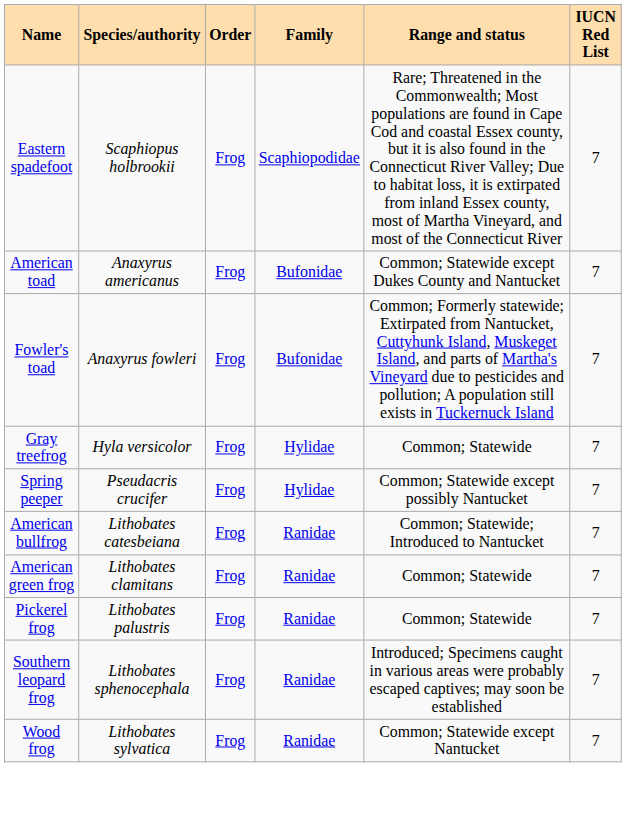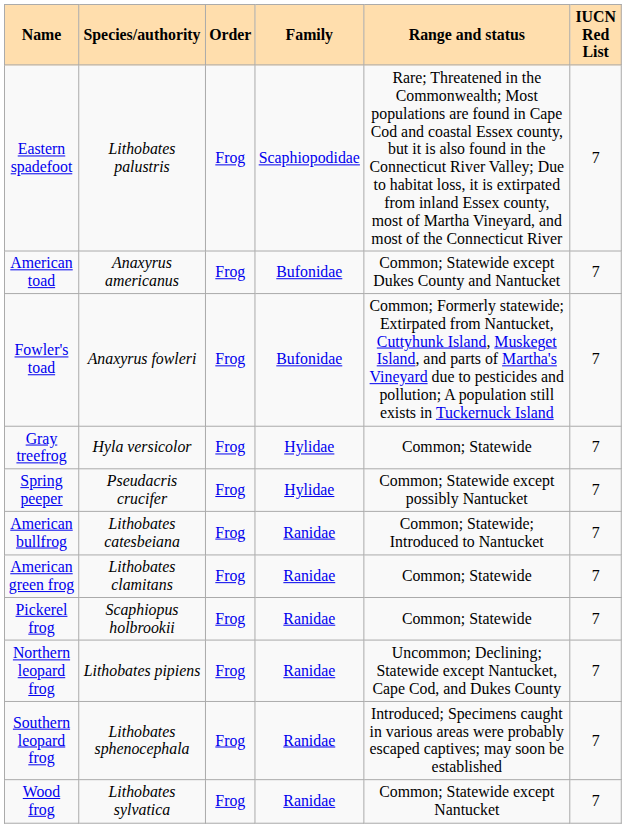(142, 158) Scaphiopus holbrookii -> (142, 158) Lithobates palustris
(142, 618) Lithobates palustris -> (142, 618) Scaphiopus holbrookii
+ row: (41, 670)
